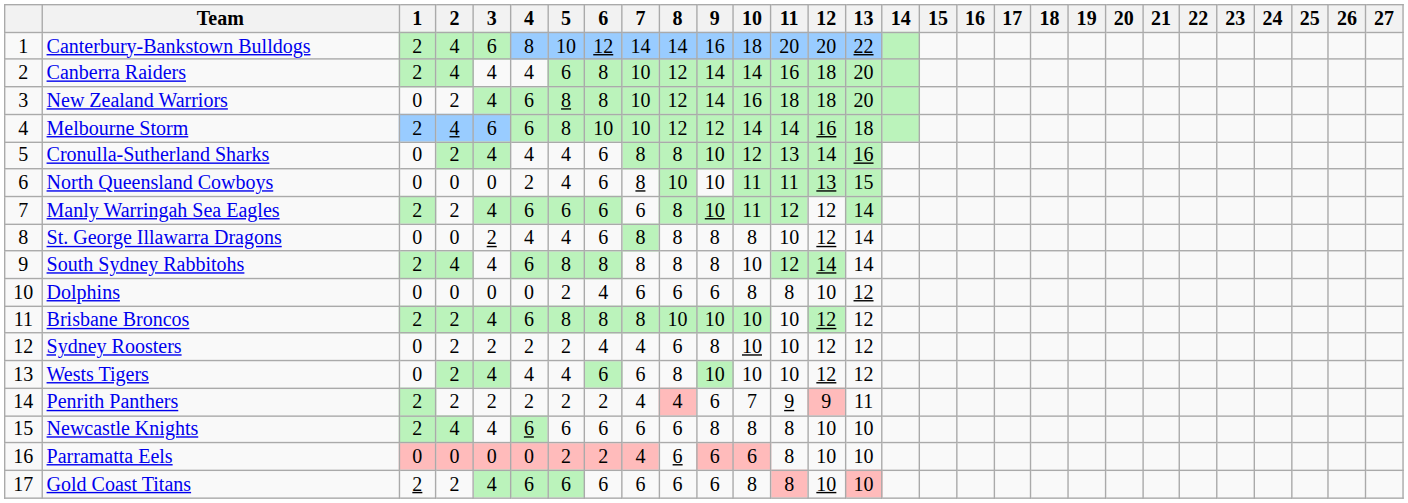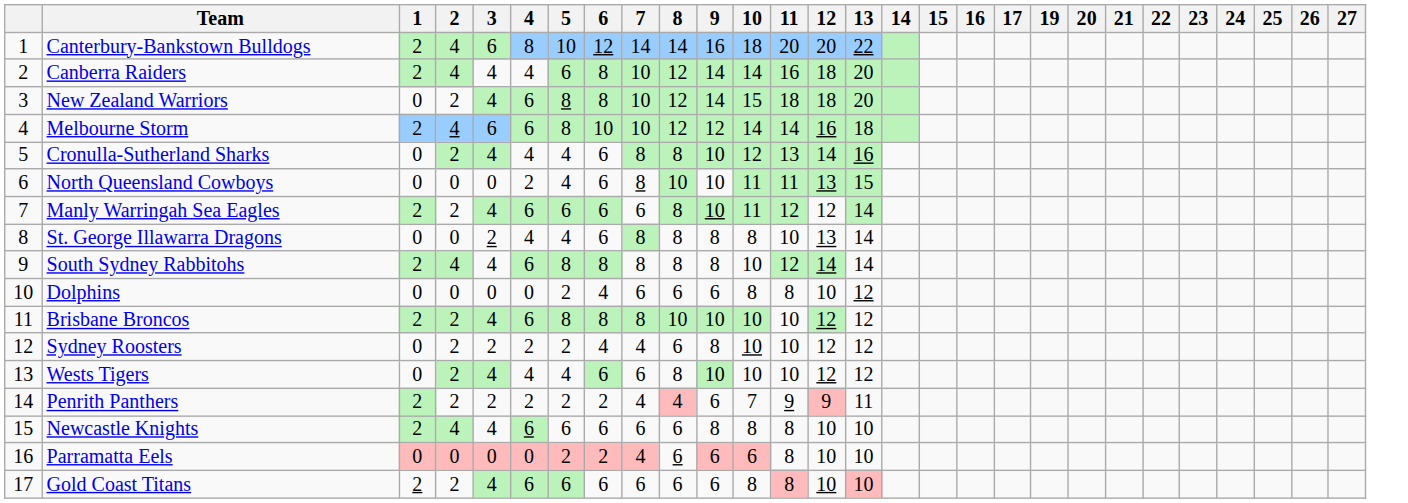- column: (1049, 18)
(752, 100) 16 -> (752, 100) 15
(826, 237) 12 -> (826, 237) 13
